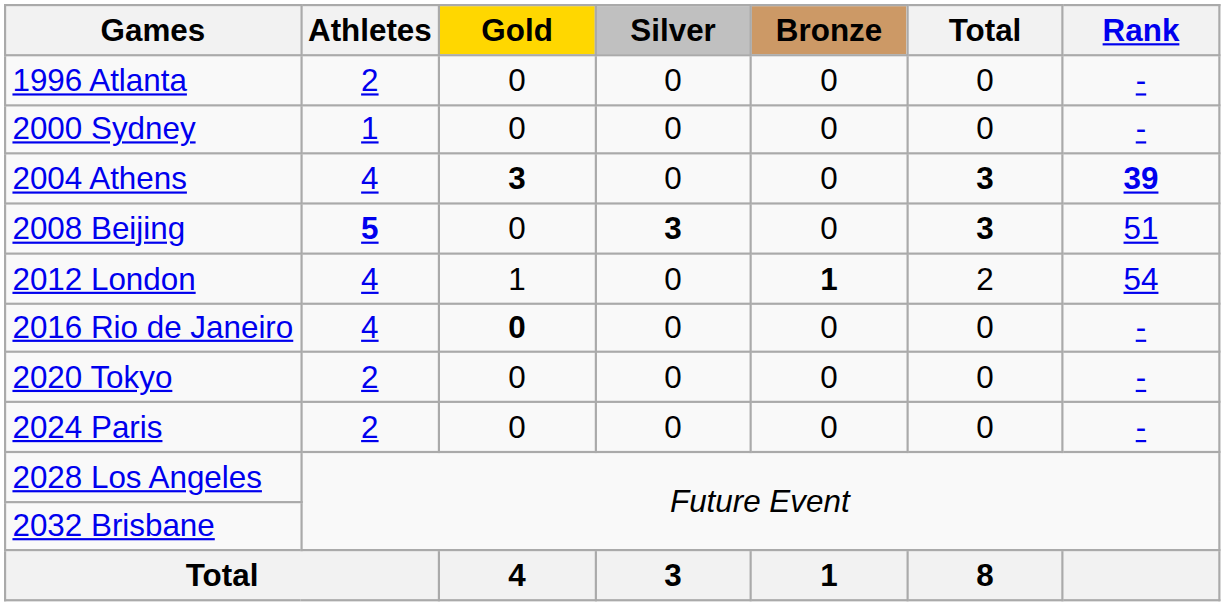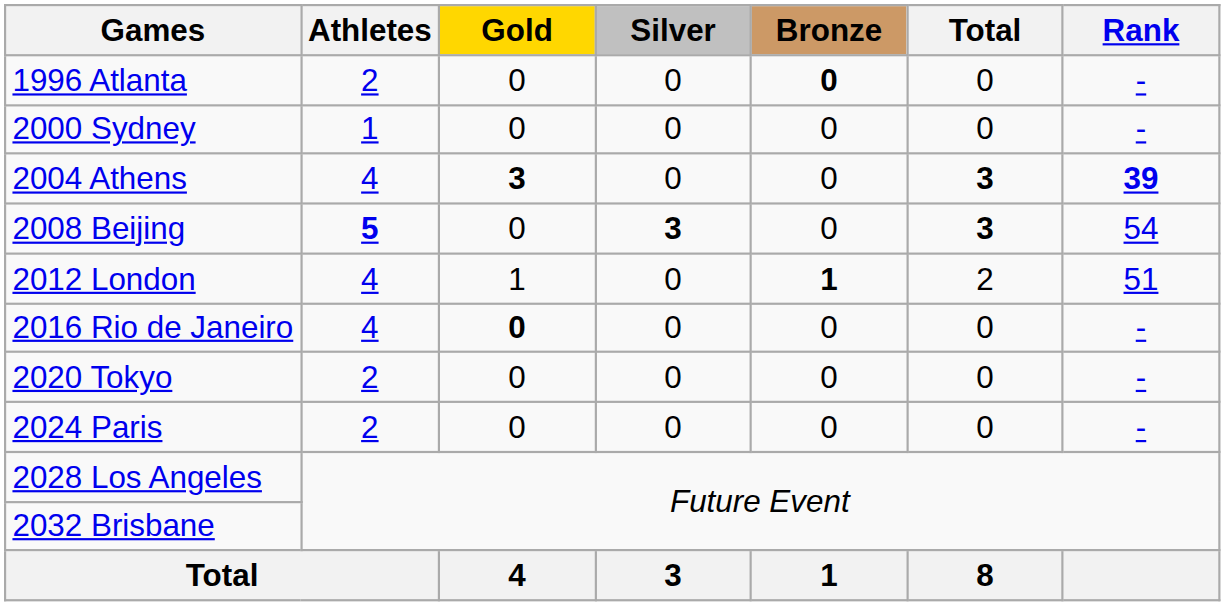(829, 80) normal -> (829, 80) bold
(1141, 229) 51 -> (1141, 229) 54
(1141, 278) 54 -> (1141, 278) 51
